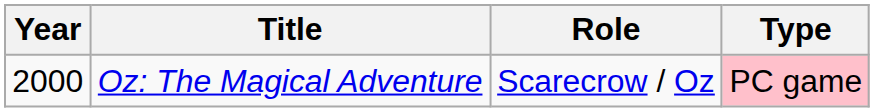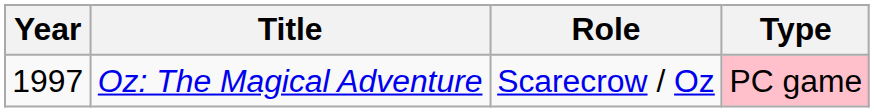(48, 80) 2000 -> (48, 80) 1997
